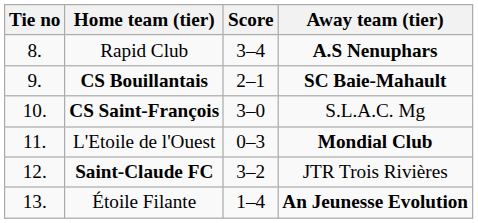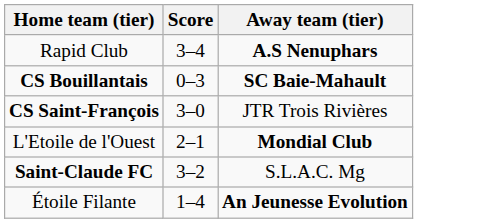- column: (35, 19)
(251, 80) 2–1 -> (191, 80) 0–3
(375, 111) S.L.A.C. Mg -> (315, 111) JTR Trois Rivières
(251, 141) 0–3 -> (191, 141) 2–1
(375, 171) JTR Trois Rivières -> (315, 171) S.L.A.C. Mg
